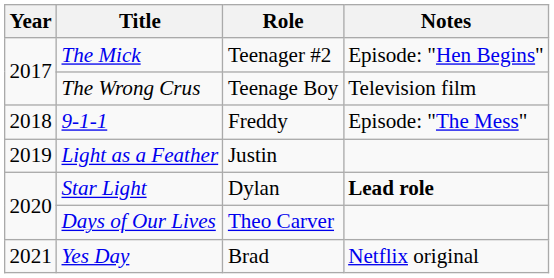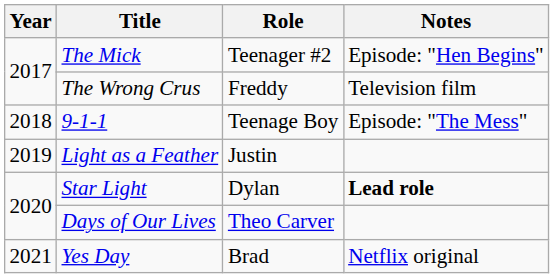(283, 88) Teenage Boy -> (258, 88) Freddy
(258, 121) Freddy -> (283, 121) Teenage Boy
